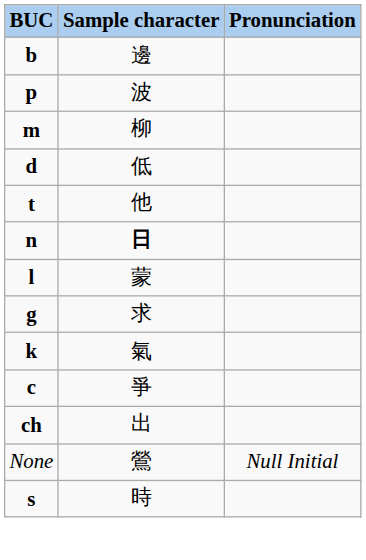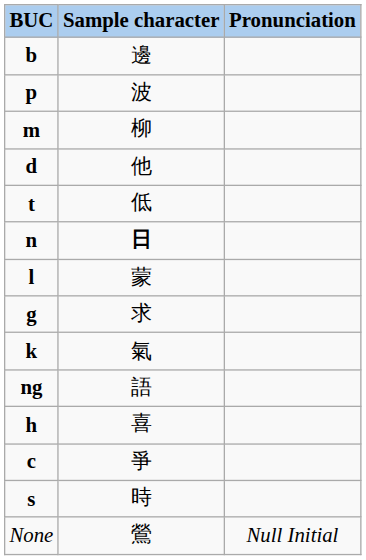(141, 165) 低 -> (141, 165) 他
(141, 202) 他 -> (141, 202) 低
+ row: (31, 387)
+ row: (31, 424)
- row: (31, 424)
rows swapped: (31, 498) <-> (31, 461)
